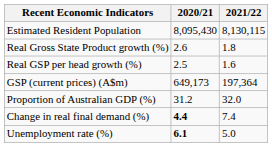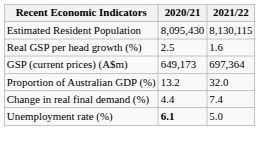- row: (88, 47)
(240, 82) 197,364 -> (227, 64) 697,364
(183, 99) 31.2 -> (170, 82) 13.2
(180, 116) bold -> (168, 99) normal
